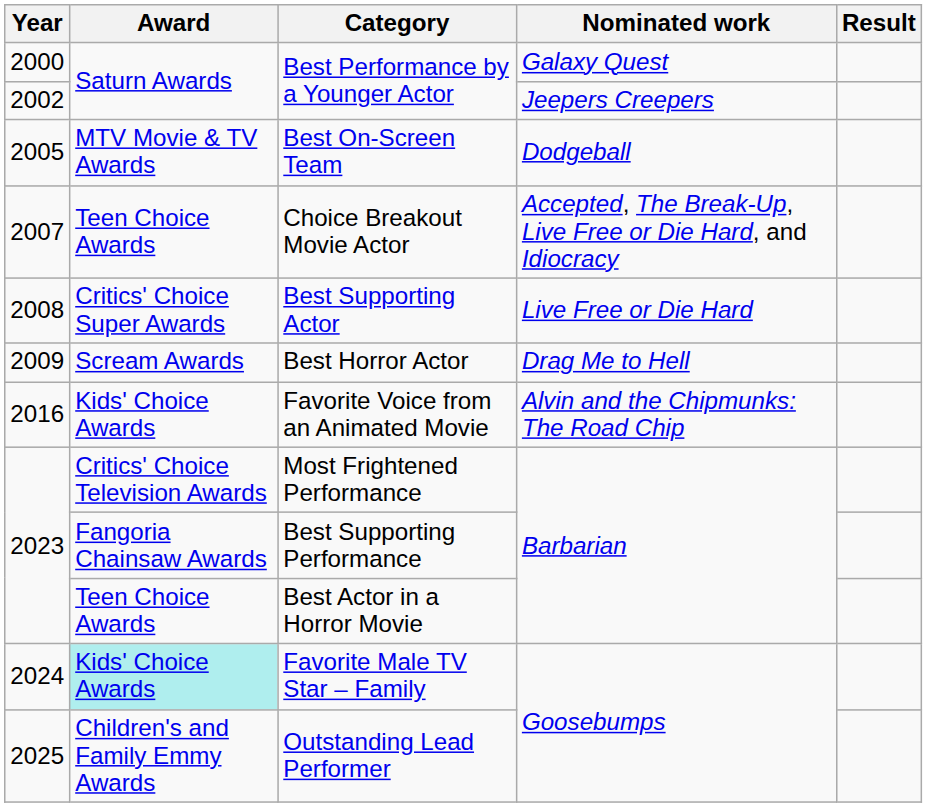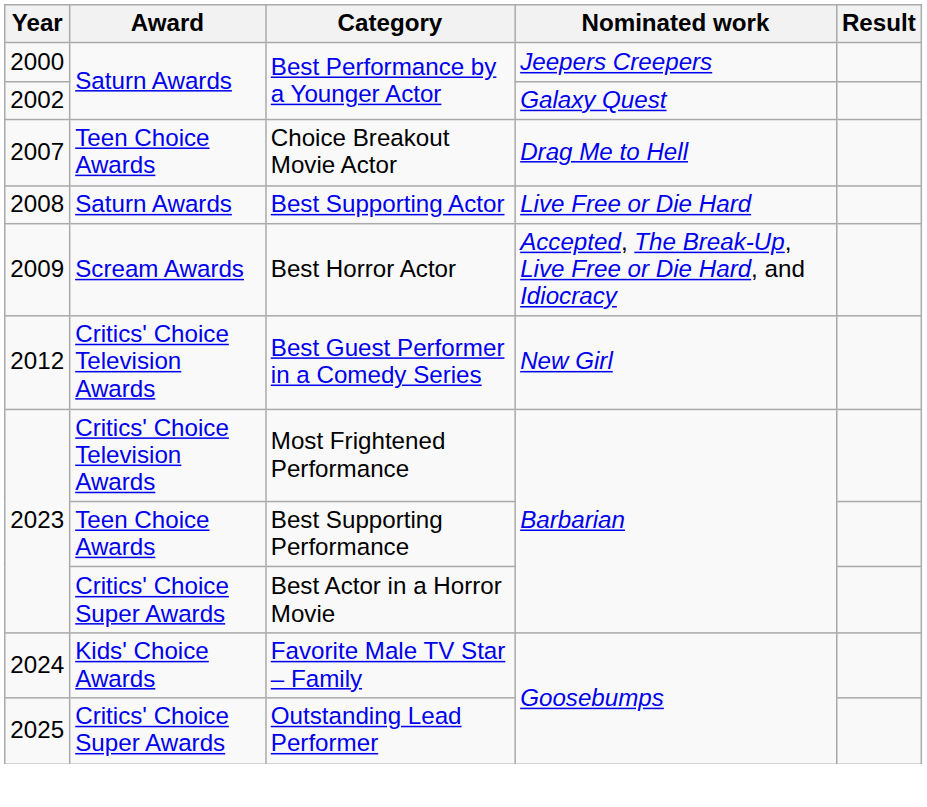(595, 61) Galaxy Quest -> (616, 61) Jeepers Creepers
(618, 100) Jeepers Creepers -> (593, 100) Galaxy Quest
- row: (37, 152)
(664, 231) Accepted, The Break-Up, Live Free or Die Hard, and Idiocracy -> (604, 152) Drag Me to Hell
(152, 310) Critics' Choice Super Awards -> (154, 204) Saturn Awards
(606, 362) Drag Me to Hell -> (663, 269) Accepted, The Break-Up, Live Free or Die Hard, and Idiocracy
+ row: (37, 362)
- row: (37, 414)
(171, 545) Fangoria Chainsaw Awards -> (142, 534) Teen Choice Awards
(142, 610) Teen Choice Awards -> (152, 599) Critics' Choice Super Awards
(142, 676) paleturquoise background -> (142, 665) no background
(152, 755) Children's and Family Emmy Awards -> (152, 730) Critics' Choice Super Awards
